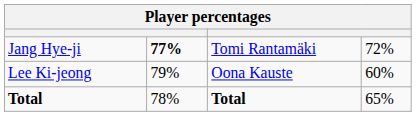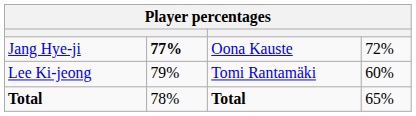(264, 49) Tomi Rantamäki -> (252, 49) Oona Kauste
(252, 73) Oona Kauste -> (264, 73) Tomi Rantamäki
